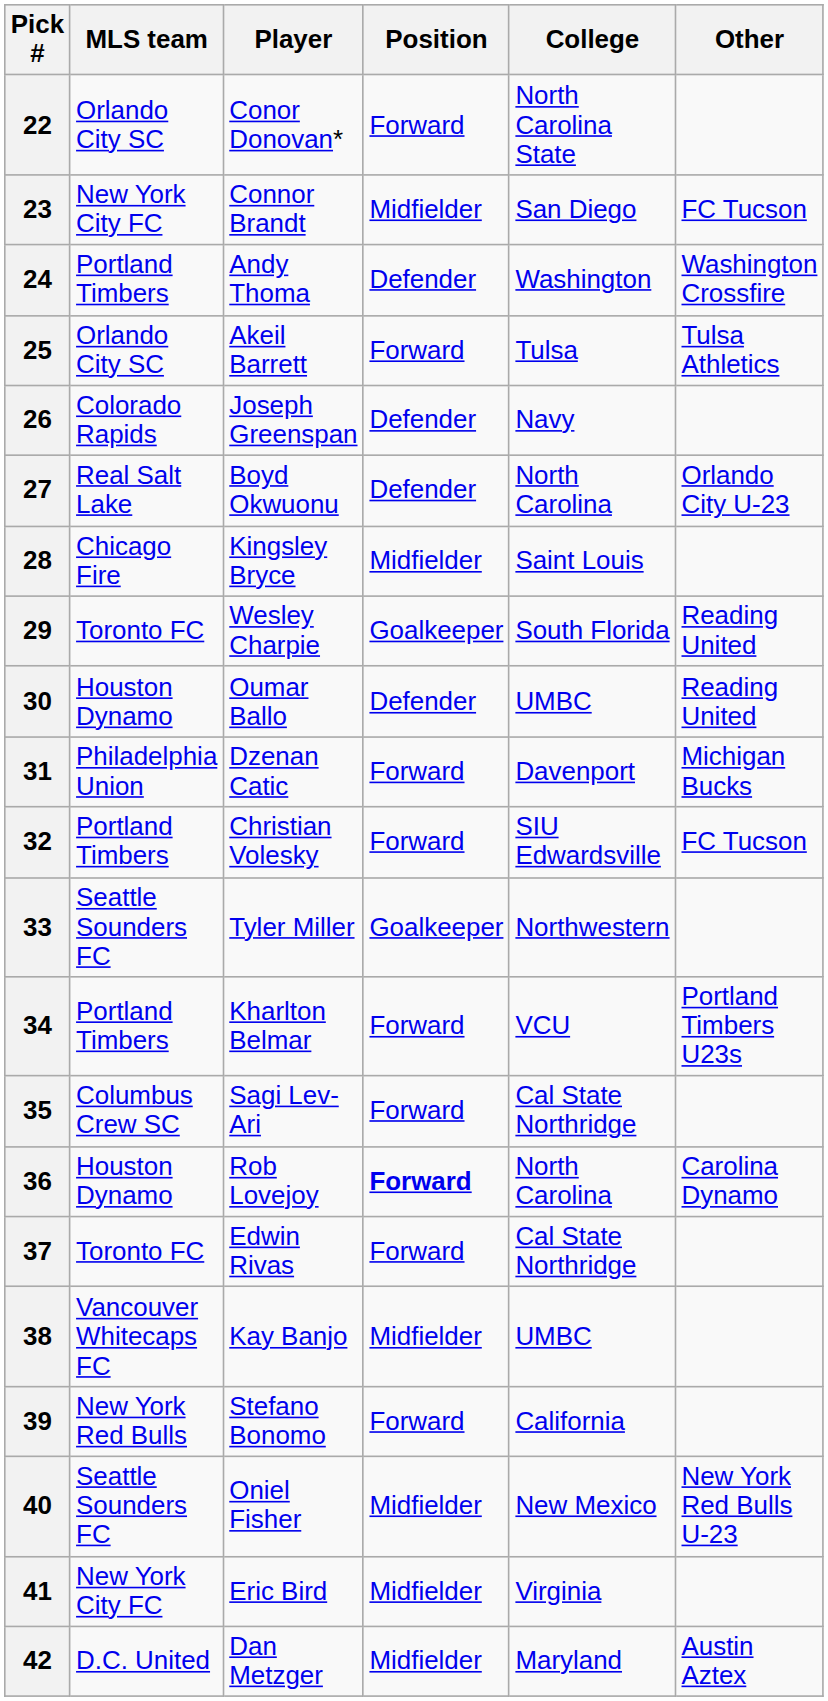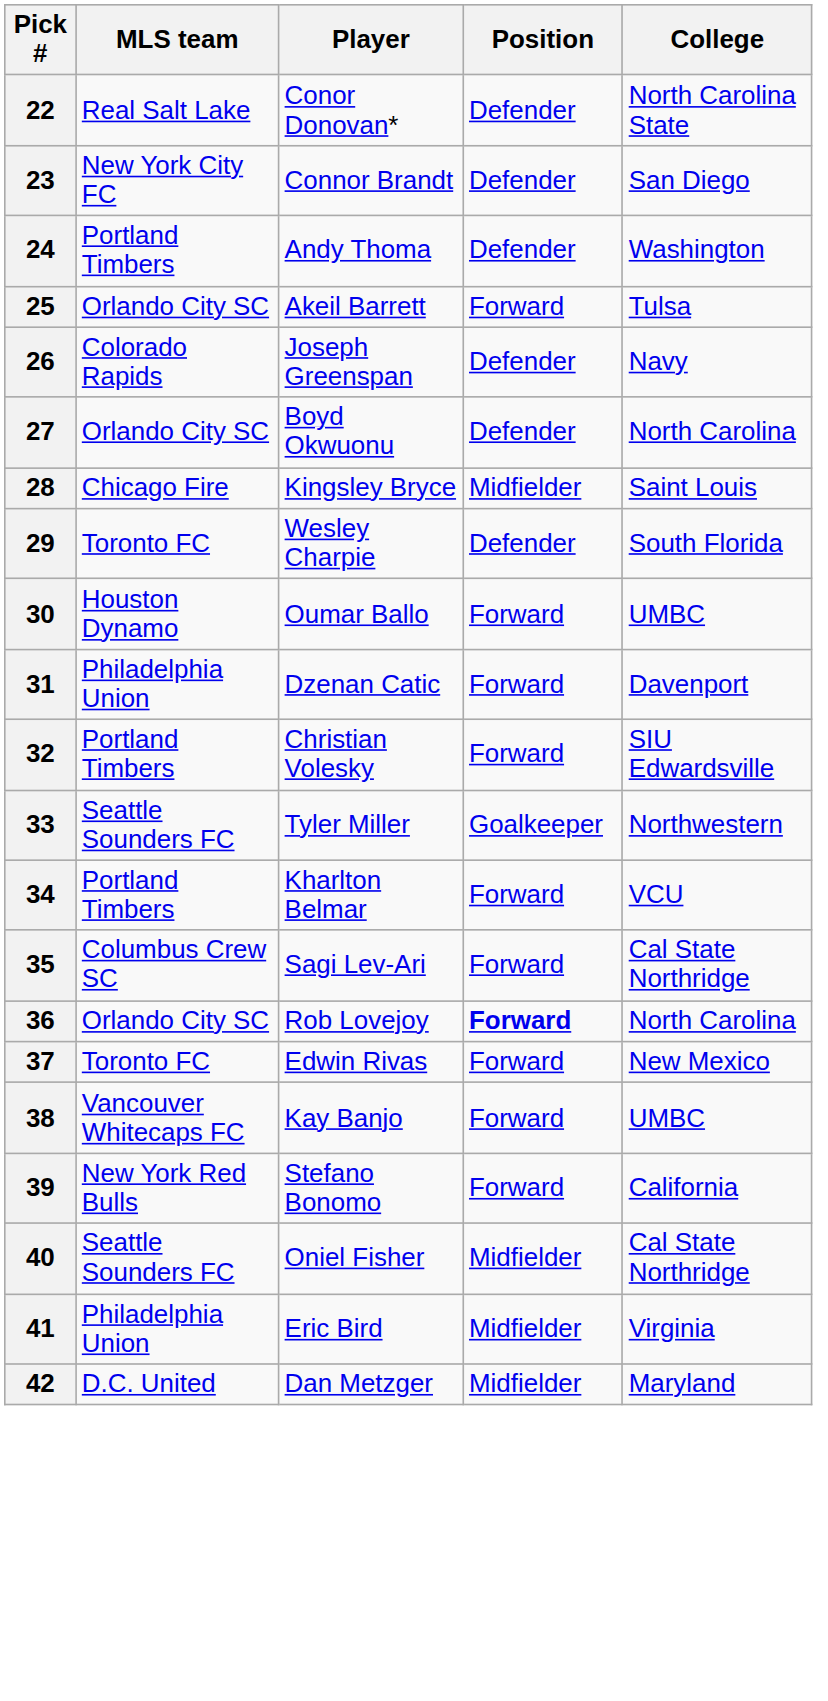- column: (749, 39)
(122, 124) Orlando City SC -> (166, 109) Real Salt Lake
(417, 124) Forward -> (522, 109) Defender
(426, 209) Midfielder -> (522, 180) Defender
(129, 490) Real Salt Lake -> (175, 432) Orlando City SC
(436, 630) Goalkeeper -> (522, 543) Defender
(423, 701) Defender -> (517, 613) Forward
(124, 1181) Houston Dynamo -> (175, 1020) Orlando City SC
(576, 1251) Cal State Northridge -> (699, 1061) New Mexico
(426, 1336) Midfielder -> (517, 1117) Forward
(586, 1505) New Mexico -> (689, 1258) Cal State Northridge
(131, 1590) New York City FC -> (152, 1328) Philadelphia Union
